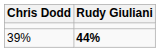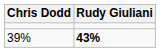(88, 38) 44% -> (88, 38) 43%
